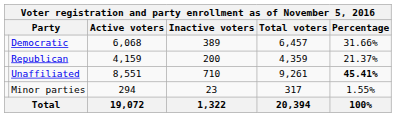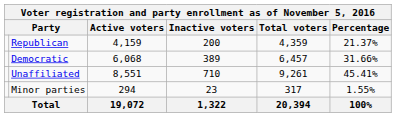rows swapped: (40, 43) <-> (40, 58)
(361, 74) bold -> (361, 74) normal
